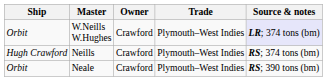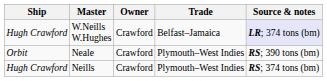(17, 32) Orbit -> (37, 32) Hugh Crawford
(201, 32) Plymouth–West Indies -> (189, 32) Belfast–Jamaica
rows swapped: (83, 53) <-> (83, 68)
